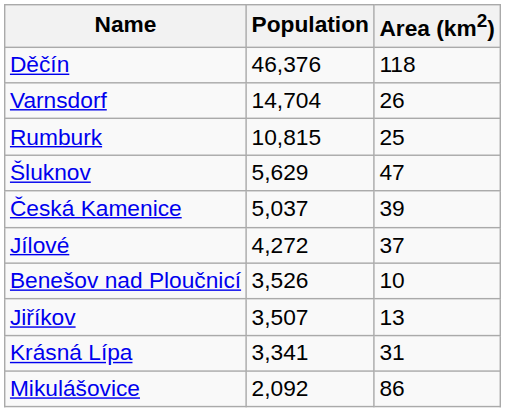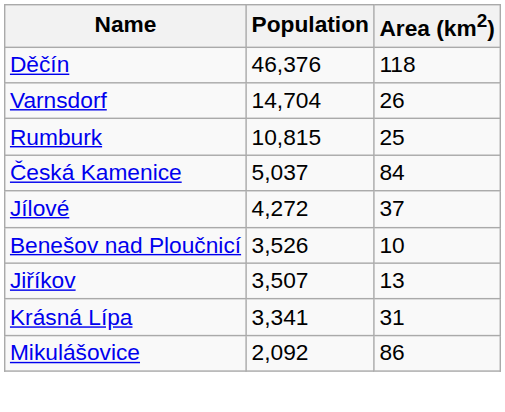- row: (50, 172)
(392, 208) 39 -> (392, 172) 84
